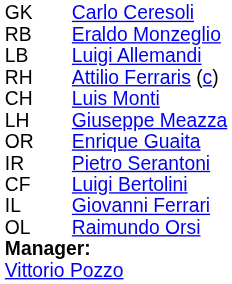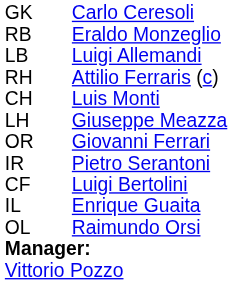(136, 141) Enrique Guaita -> (141, 141) Giovanni Ferrari
(141, 206) Giovanni Ferrari -> (136, 206) Enrique Guaita
